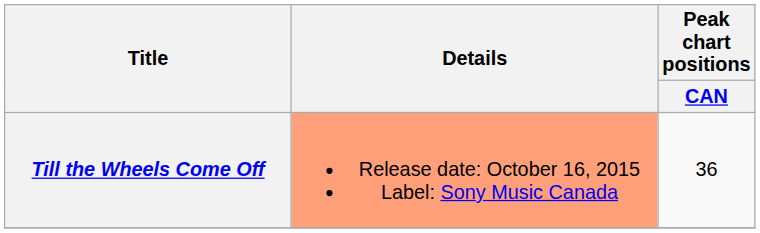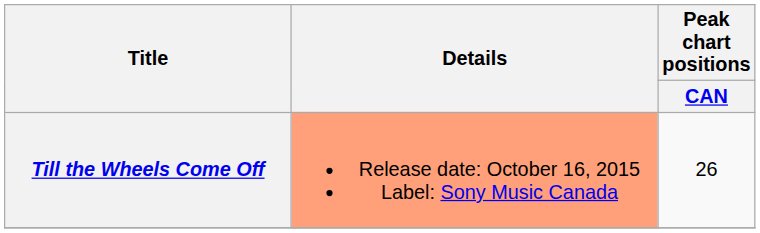(706, 169) 36 -> (706, 169) 26
